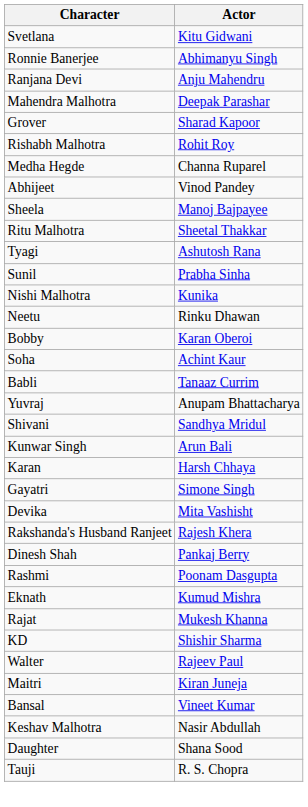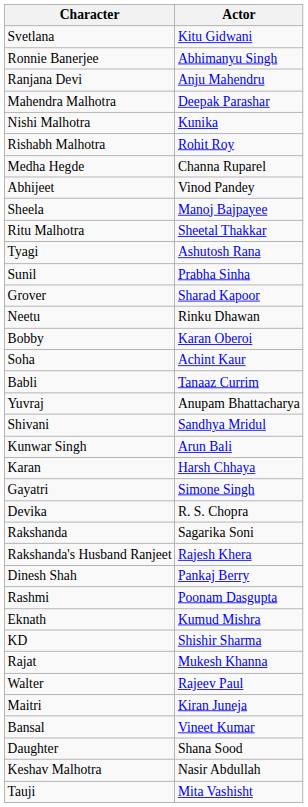rows swapped: (49, 295) <-> (27, 123)
(215, 511) Mita Vashisht -> (213, 511) R. S. Chopra
+ row: (37, 532)
rows swapped: (22, 619) <-> (17, 640)
rows swapped: (33, 748) <-> (55, 727)
(213, 770) R. S. Chopra -> (215, 791) Mita Vashisht
